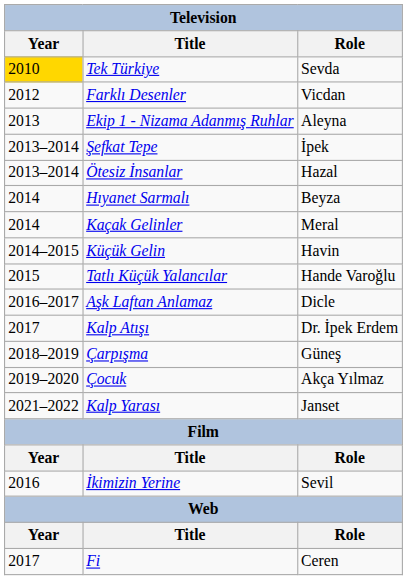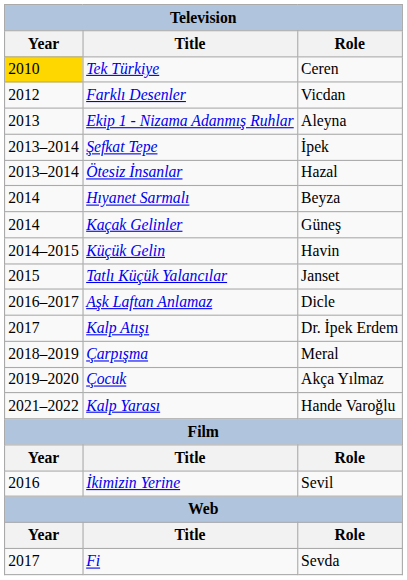(320, 69) Sevda -> (320, 69) Ceren
(320, 224) Meral -> (321, 224) Güneş
(348, 276) Hande Varoğlu -> (320, 276) Janset
(321, 354) Güneş -> (320, 354) Meral
(320, 406) Janset -> (348, 406) Hande Varoğlu
(320, 561) Ceren -> (320, 561) Sevda
